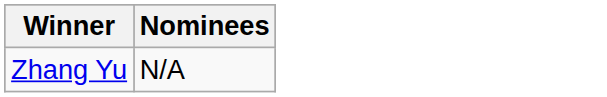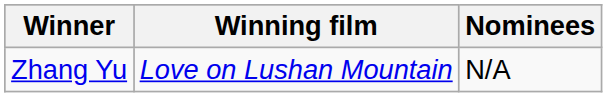+ column: (296, 26)
